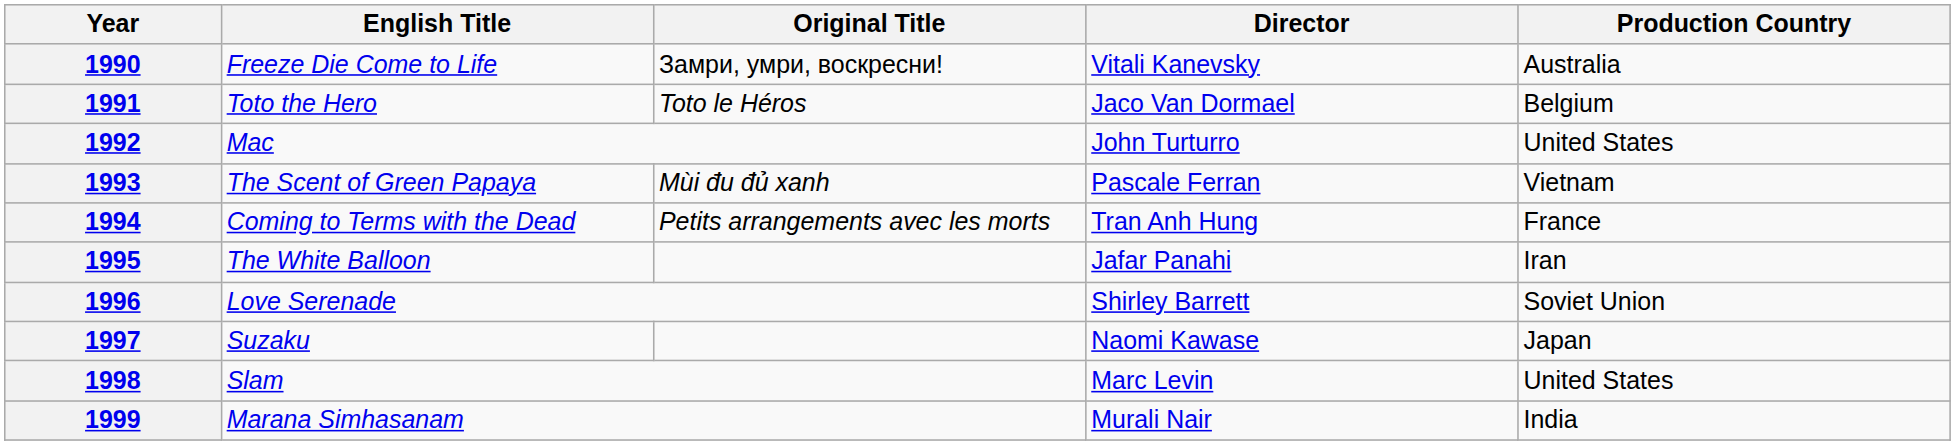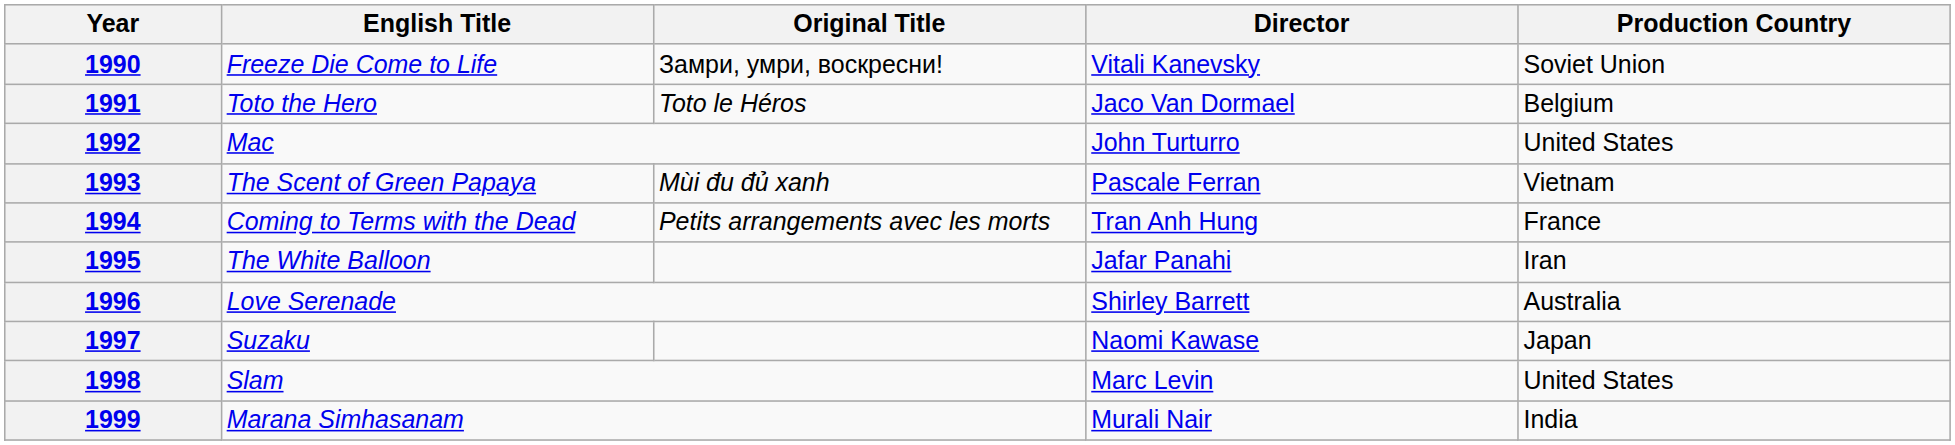(1572, 63) Australia -> (1594, 63) Soviet Union
(1594, 301) Soviet Union -> (1572, 301) Australia
